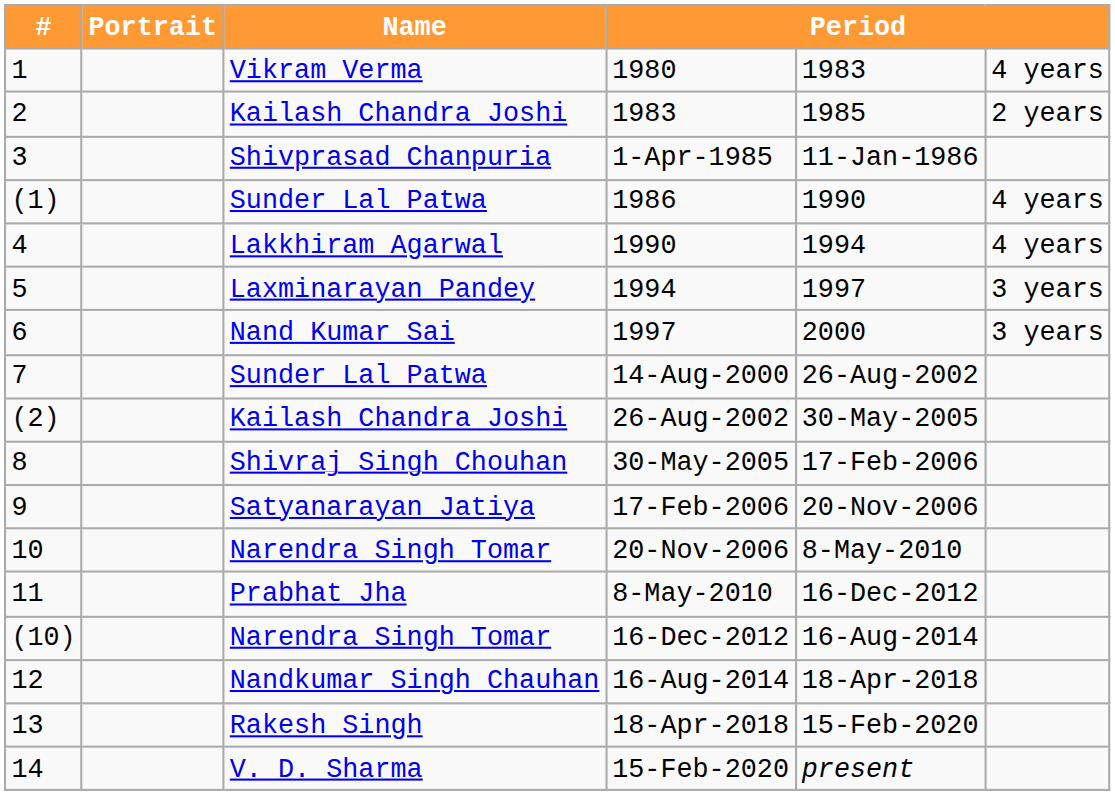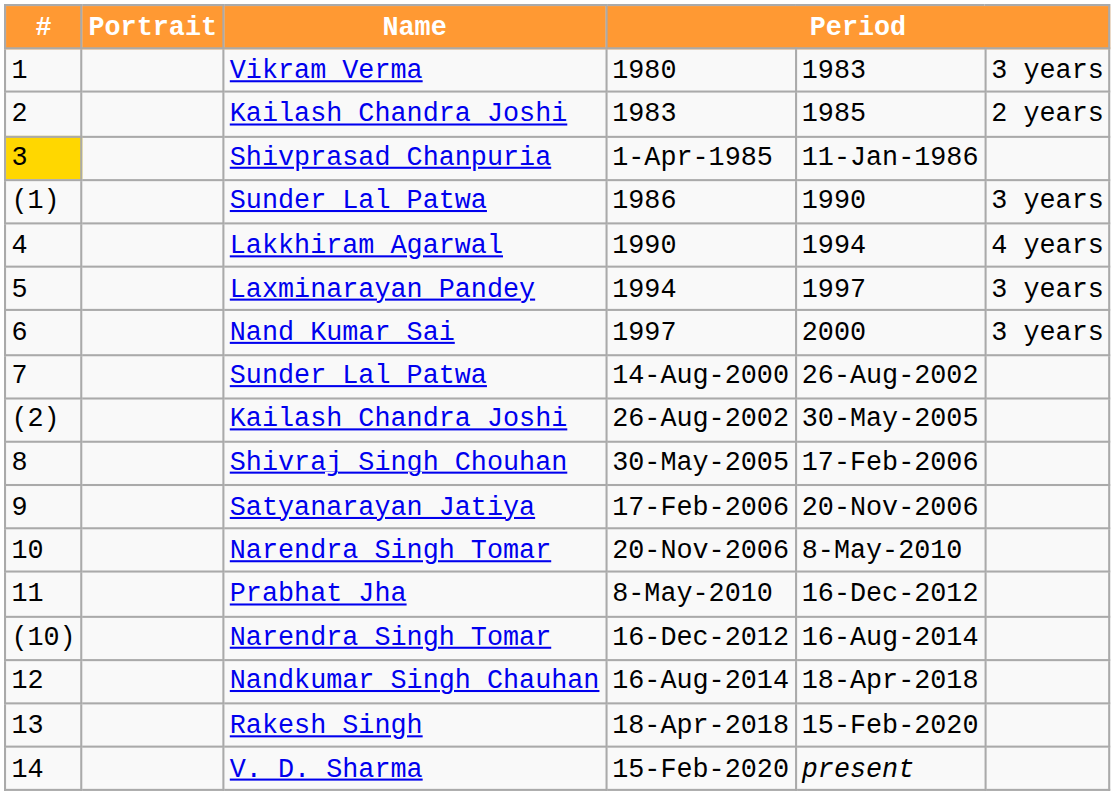(1048, 70) 4 years -> (1048, 70) 3 years
(19, 158) no background -> (19, 158) gold background
(1048, 201) 4 years -> (1048, 201) 3 years
